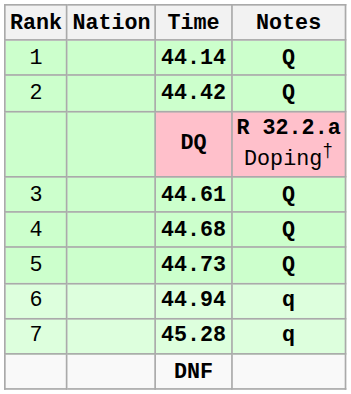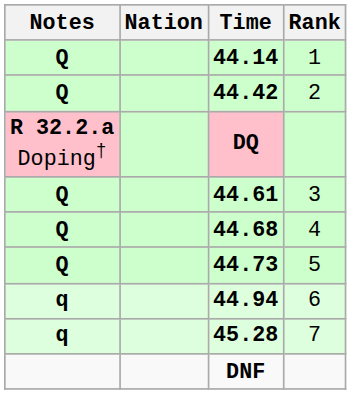columns swapped: (36, 23) <-> (289, 23)
